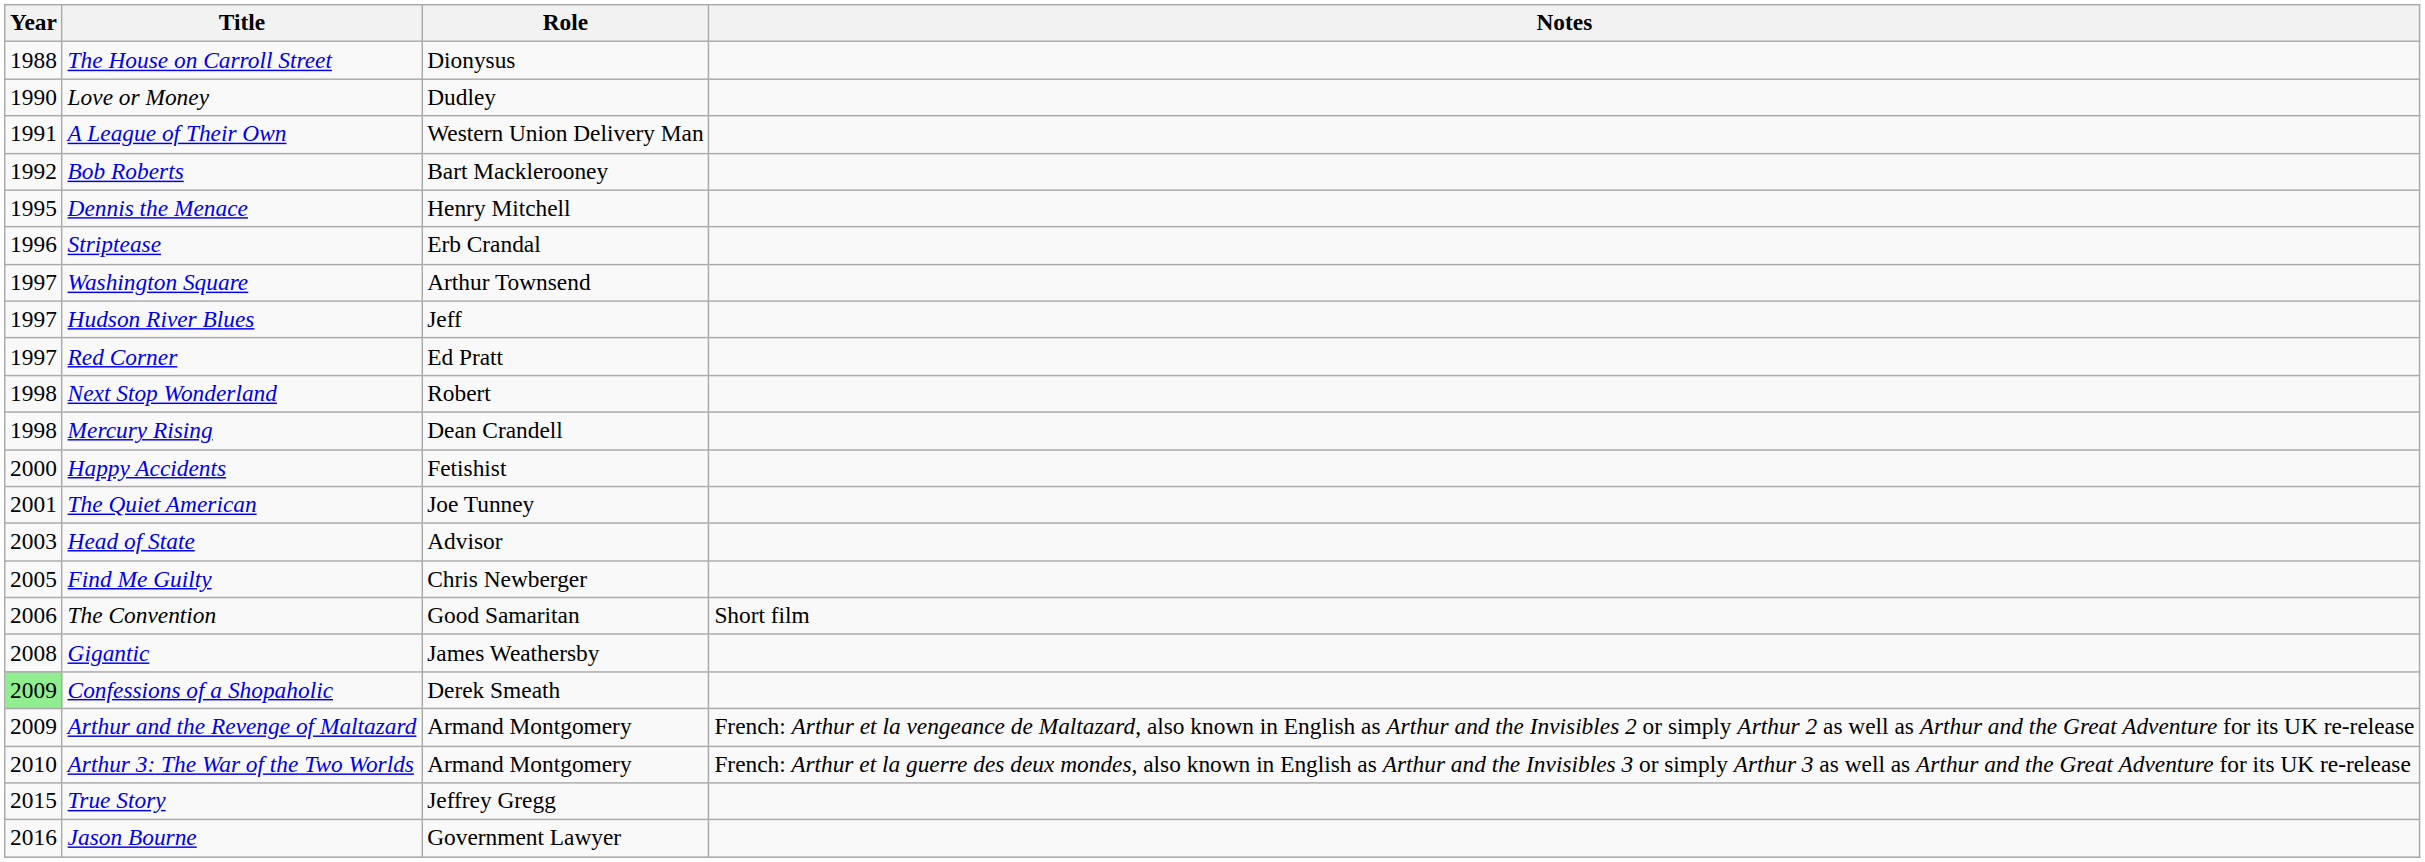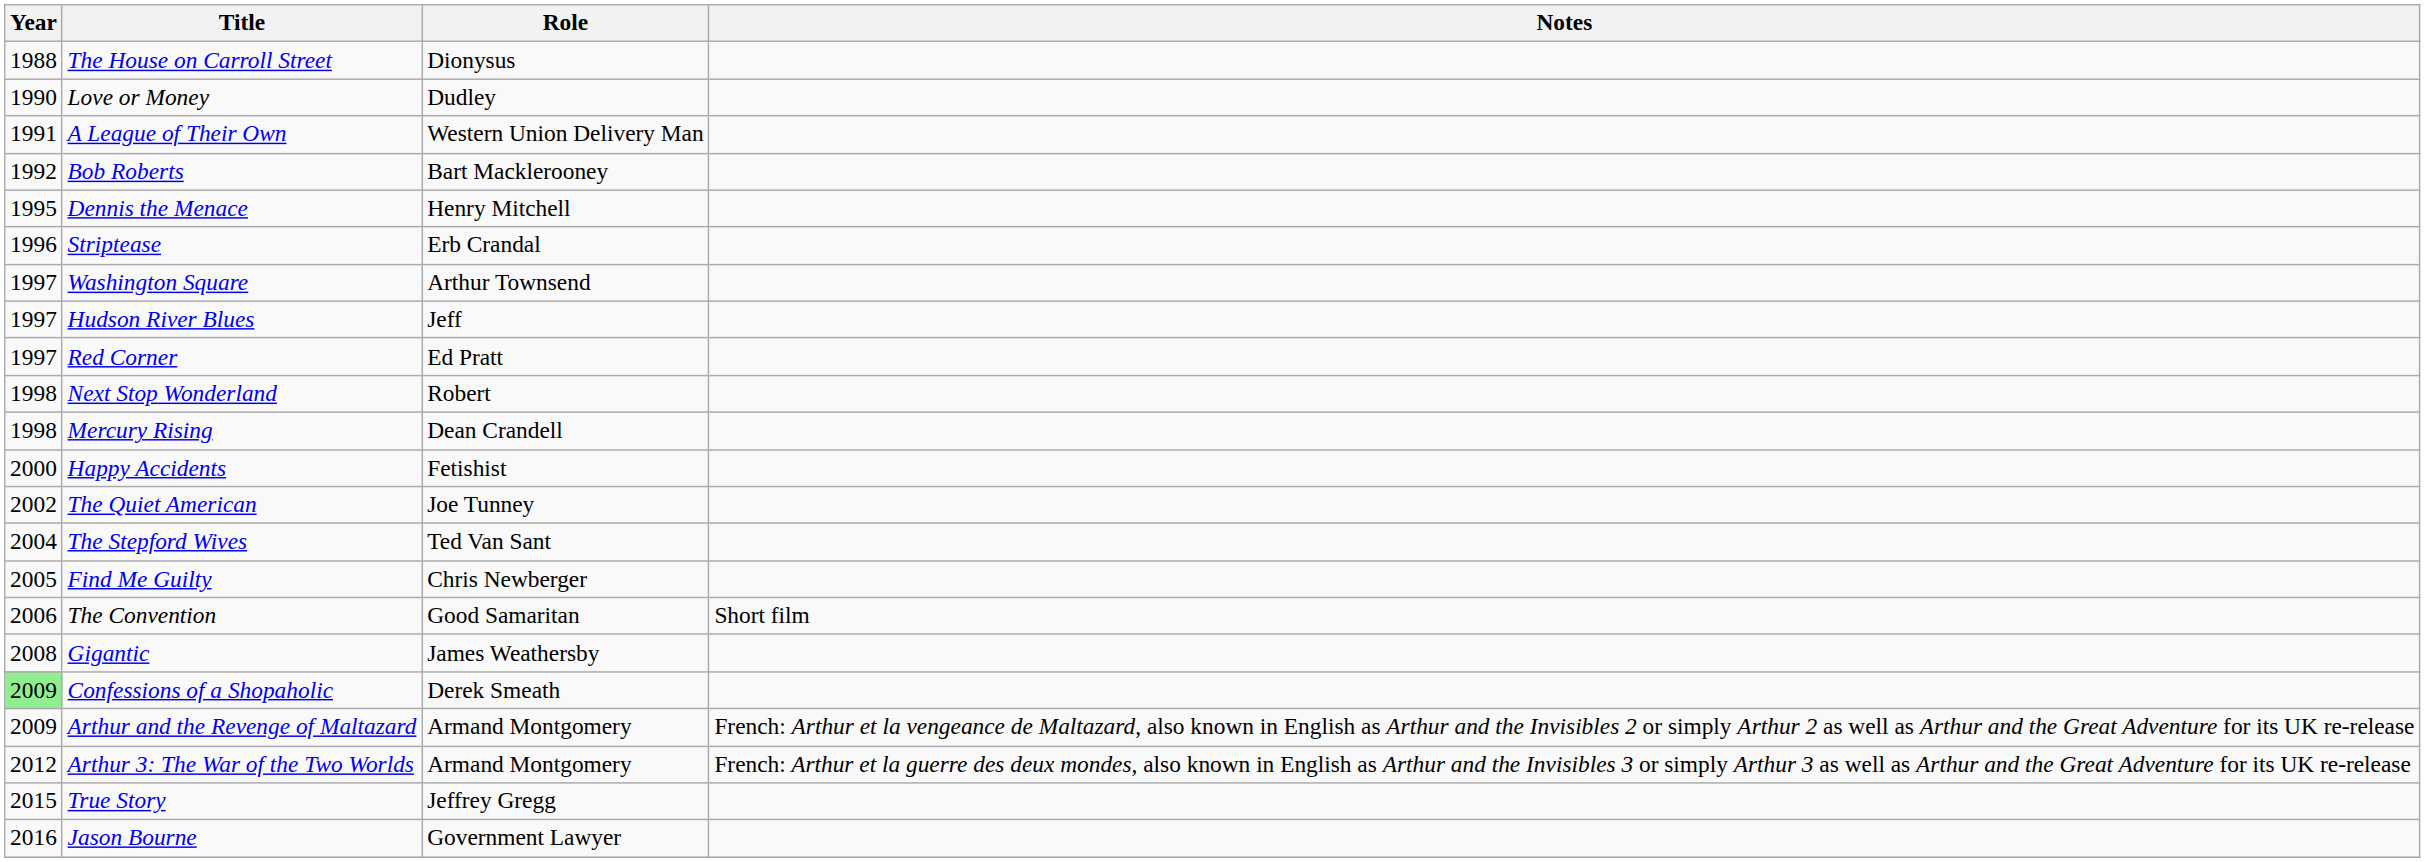(33, 504) 2001 -> (33, 504) 2002
- row: (131, 541)
+ row: (157, 541)
(33, 763) 2010 -> (33, 763) 2012
